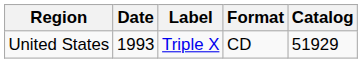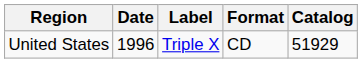(136, 44) 1993 -> (136, 44) 1996
